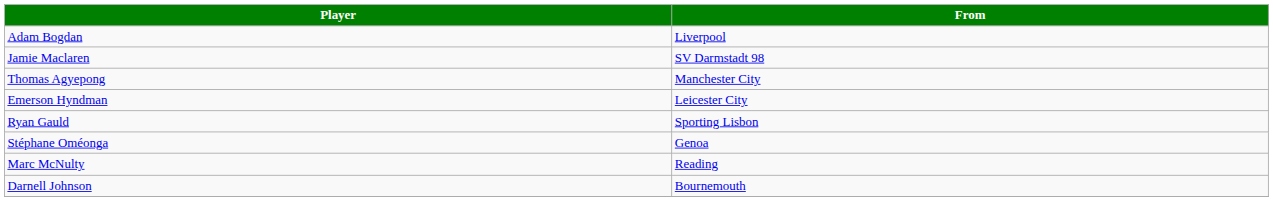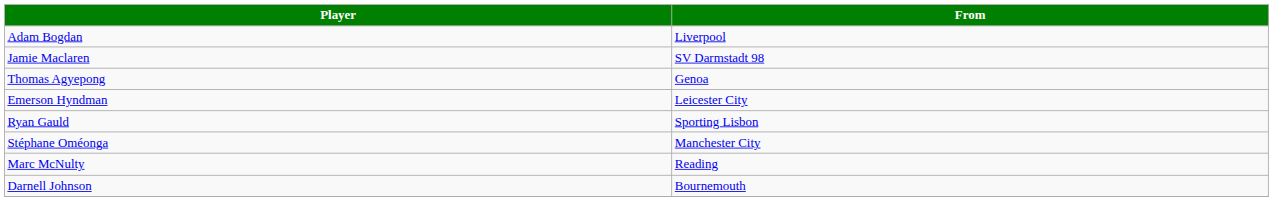(718, 79) Manchester City -> (692, 79) Genoa
(692, 143) Genoa -> (718, 143) Manchester City
